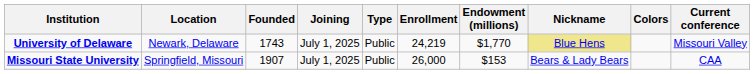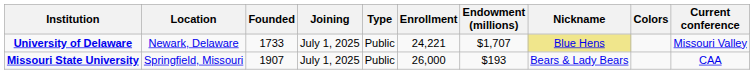(272, 43) 1743 -> (272, 43) 1733
(429, 43) 24,219 -> (429, 43) 24,221
(494, 43) $1,770 -> (494, 43) $1,707
(494, 60) $153 -> (494, 60) $193
